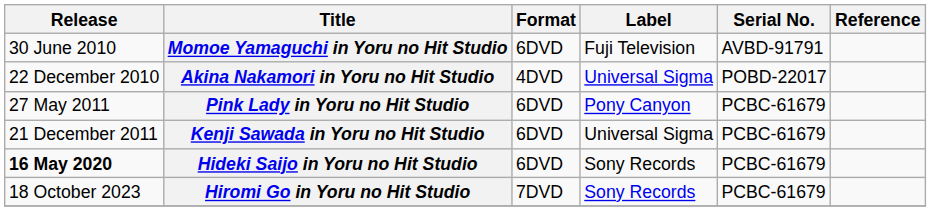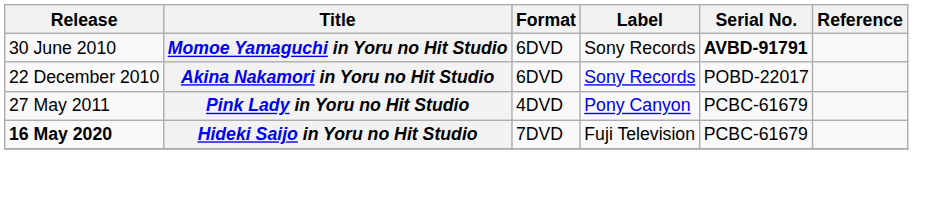(640, 48) Fuji Television -> (640, 48) Sony Records
(772, 48) normal -> (756, 48) bold
(540, 77) 4DVD -> (540, 77) 6DVD
(649, 77) Universal Sigma -> (640, 77) Sony Records
(540, 106) 6DVD -> (540, 106) 4DVD
- row: (338, 134)
(540, 163) 6DVD -> (540, 134) 7DVD
(640, 163) Sony Records -> (640, 134) Fuji Television
- row: (338, 192)
